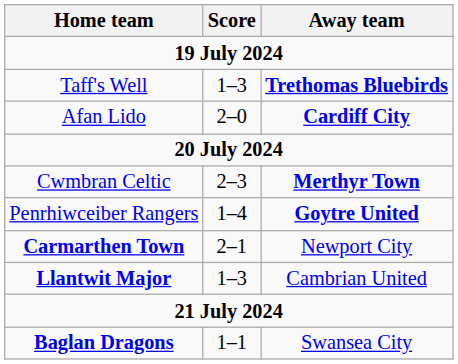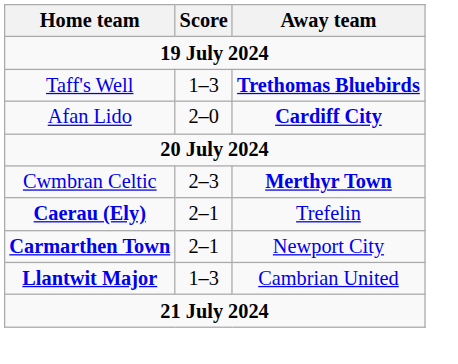+ row: (90, 213)
- row: (104, 213)
- row: (104, 342)
